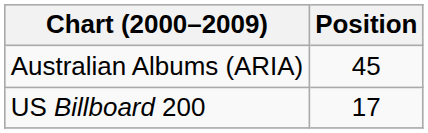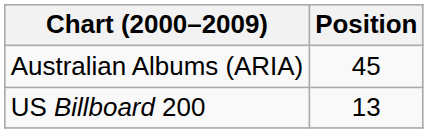(366, 107) 17 -> (366, 107) 13
